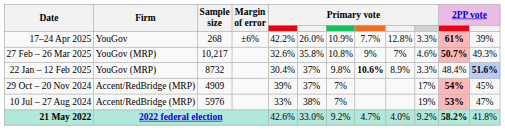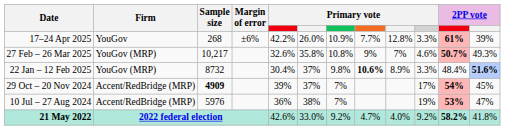(215, 86) normal -> (215, 86) bold
(283, 102) 33% -> (283, 102) 36%
